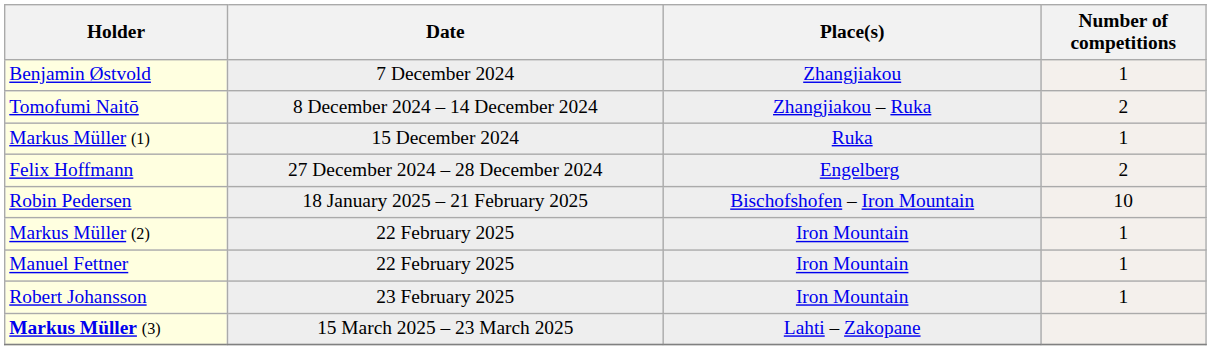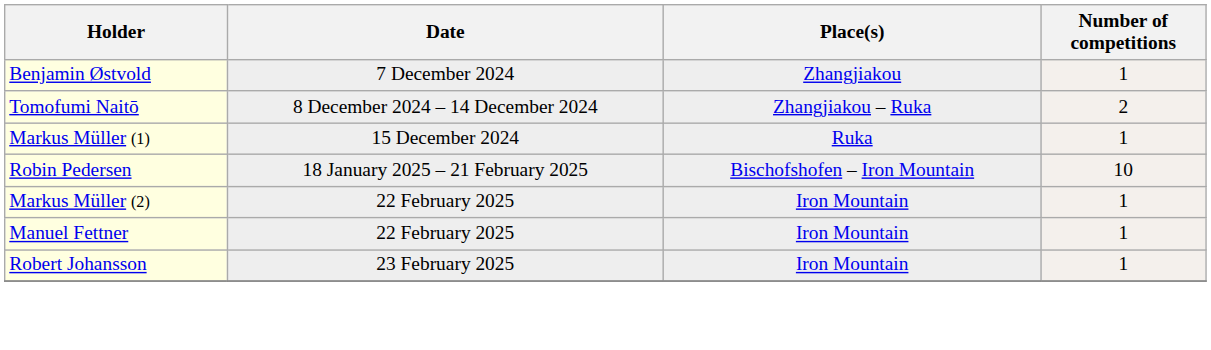- row: (71, 169)
- row: (85, 328)
